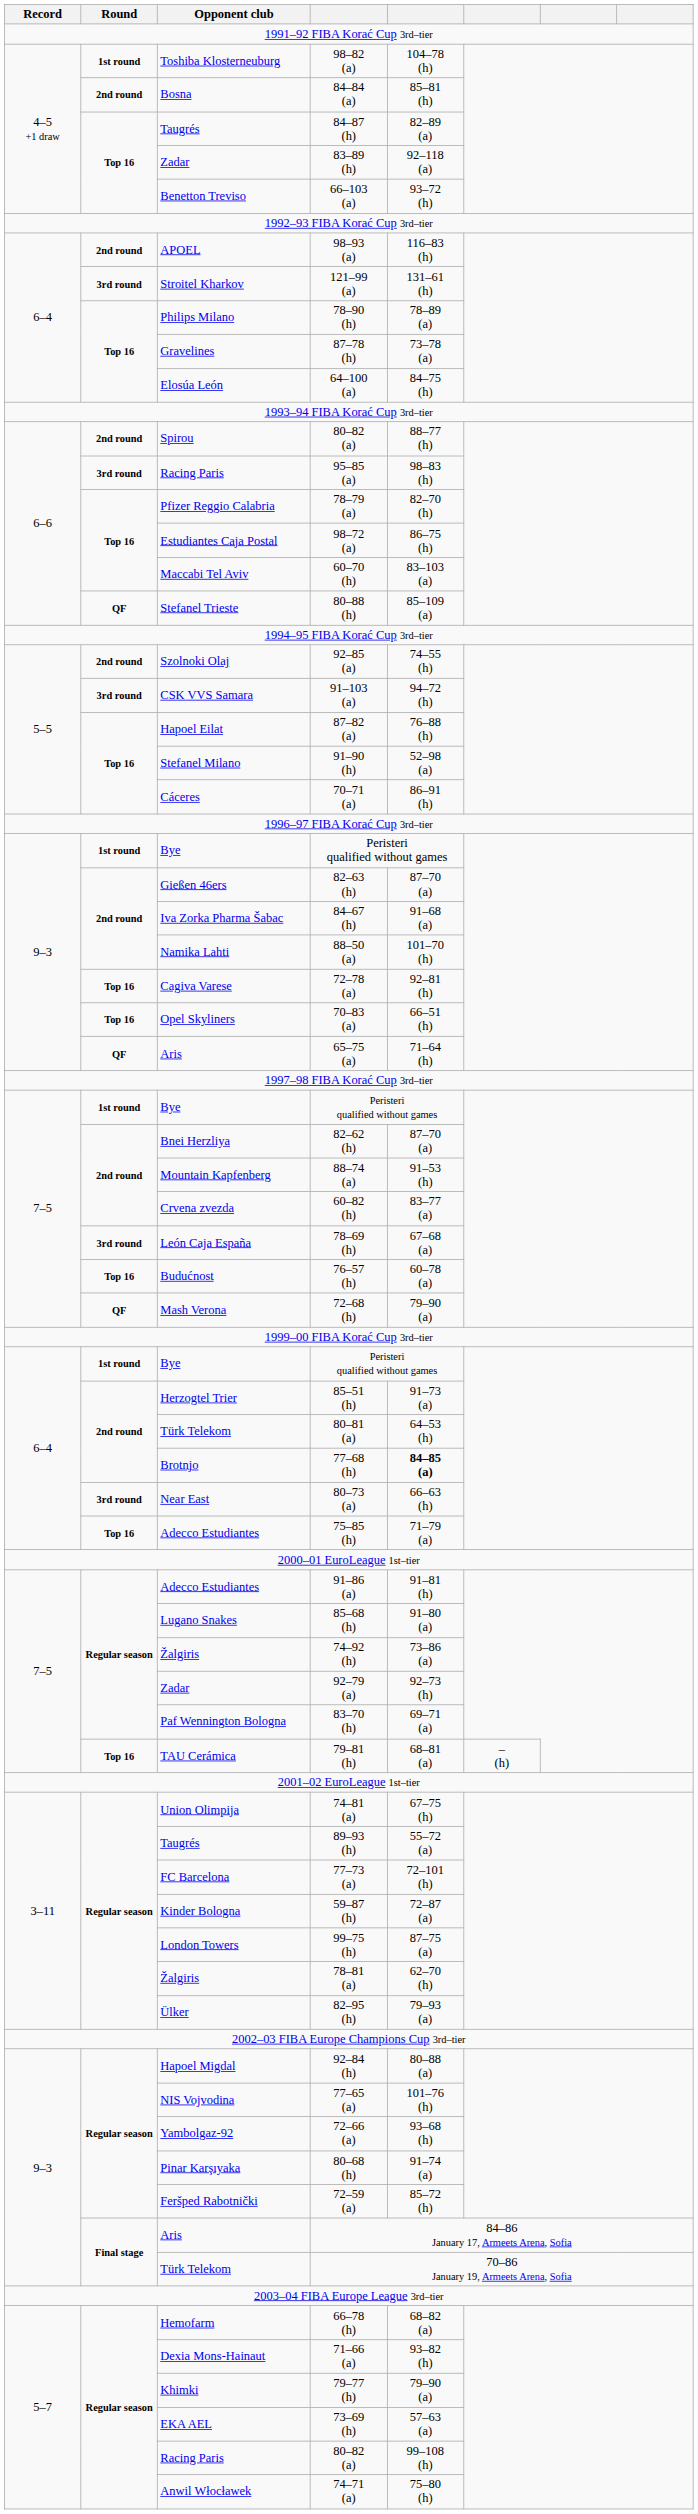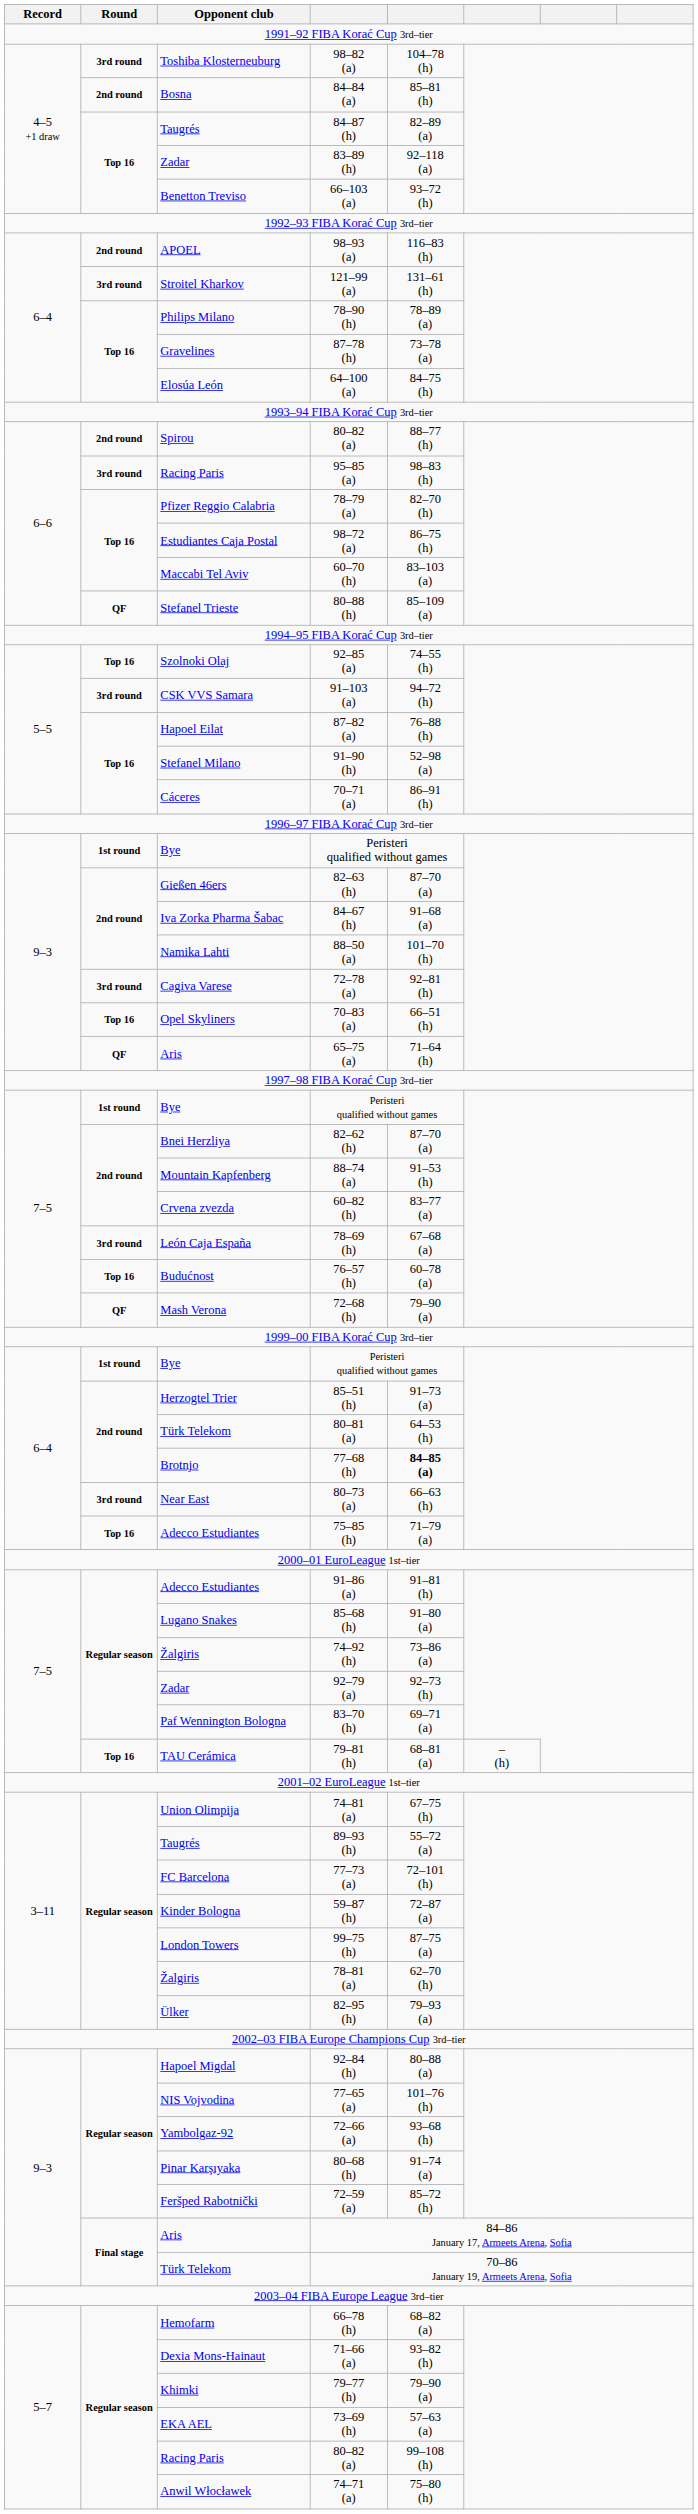(119, 61) 1st round -> (119, 61) 3rd round
(119, 662) 2nd round -> (119, 662) Top 16
(119, 986) Top 16 -> (119, 986) 3rd round
